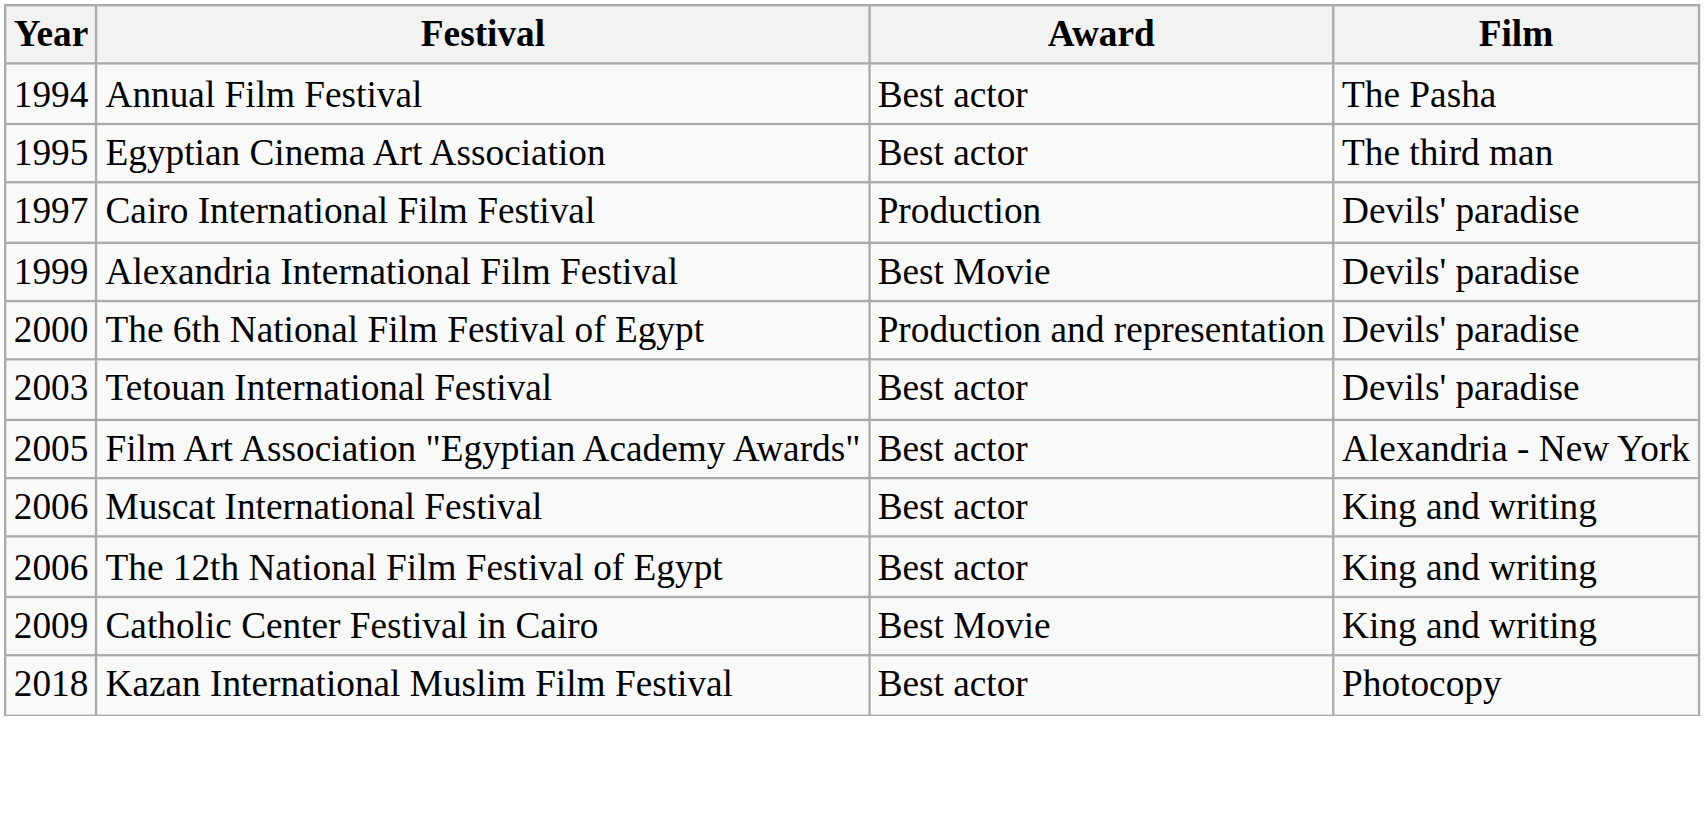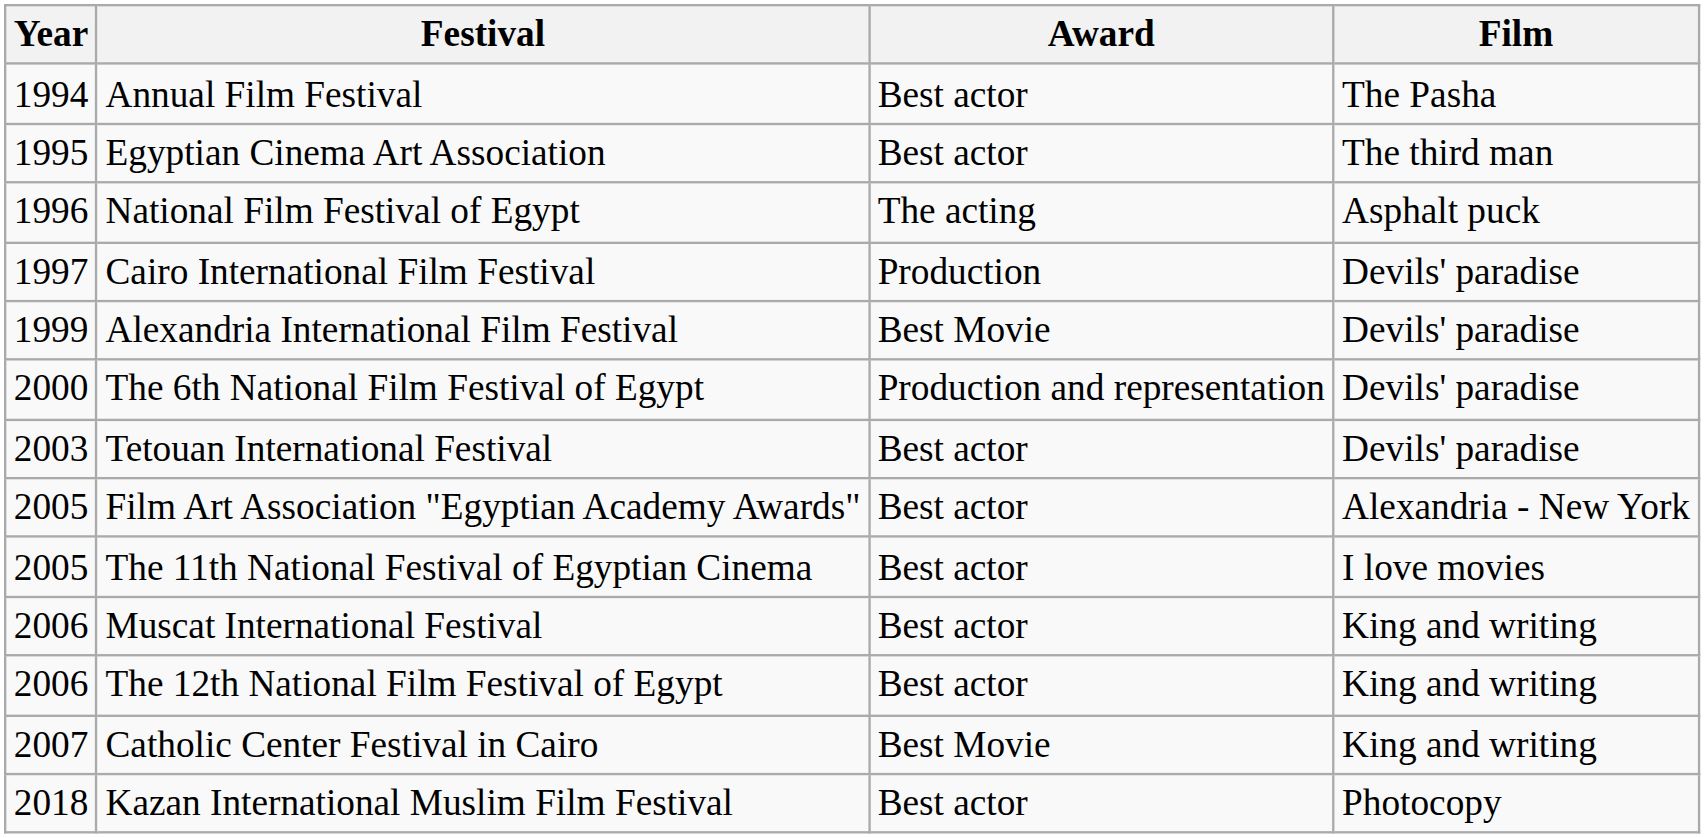+ row: (343, 211)
+ row: (459, 566)
(51, 625) 2009 -> (51, 743) 2007
